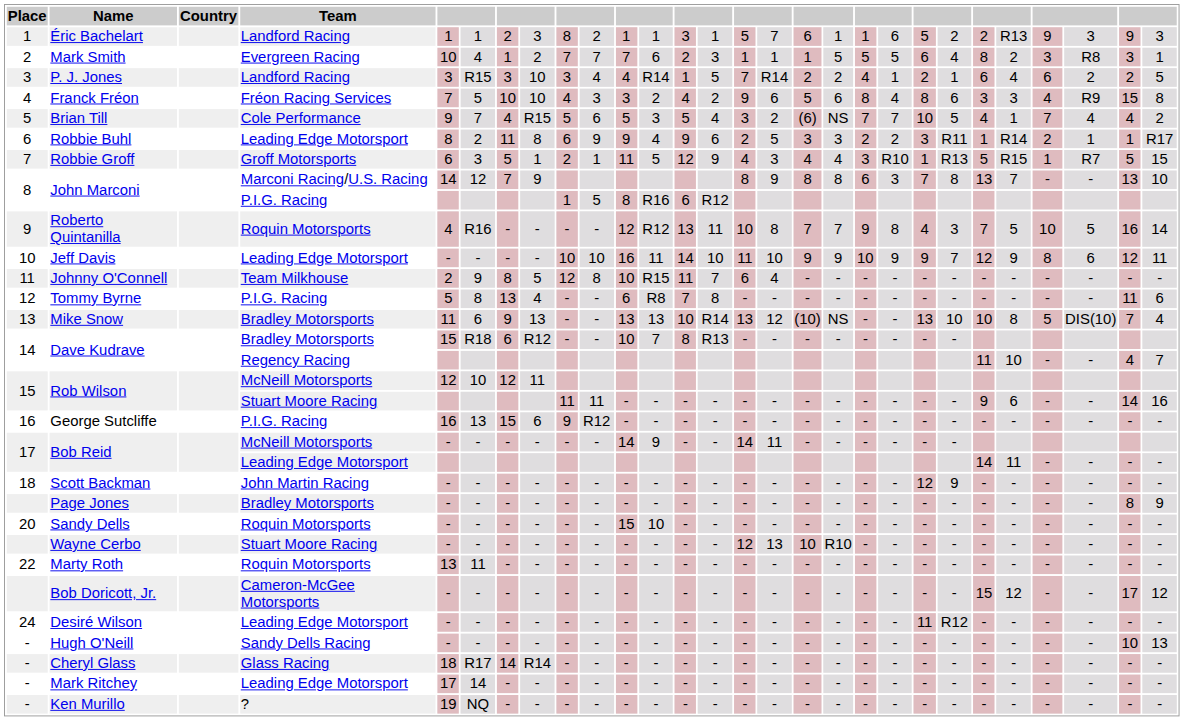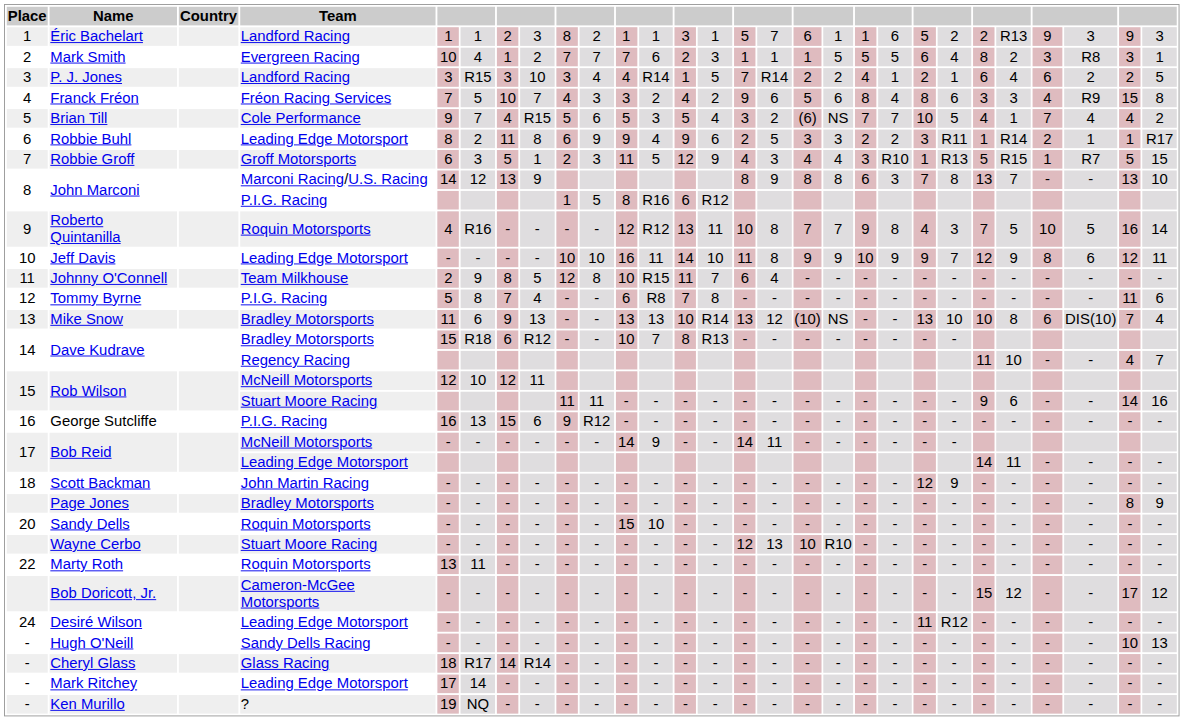(537, 97) 10 -> (537, 97) 7
(597, 159) 1 -> (597, 159) 3
(508, 179) 7 -> (508, 179) 13
(775, 257) 10 -> (775, 257) 8
(508, 298) 13 -> (508, 298) 7
(1047, 319) 5 -> (1047, 319) 6
